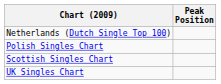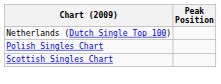- row: (45, 73)
